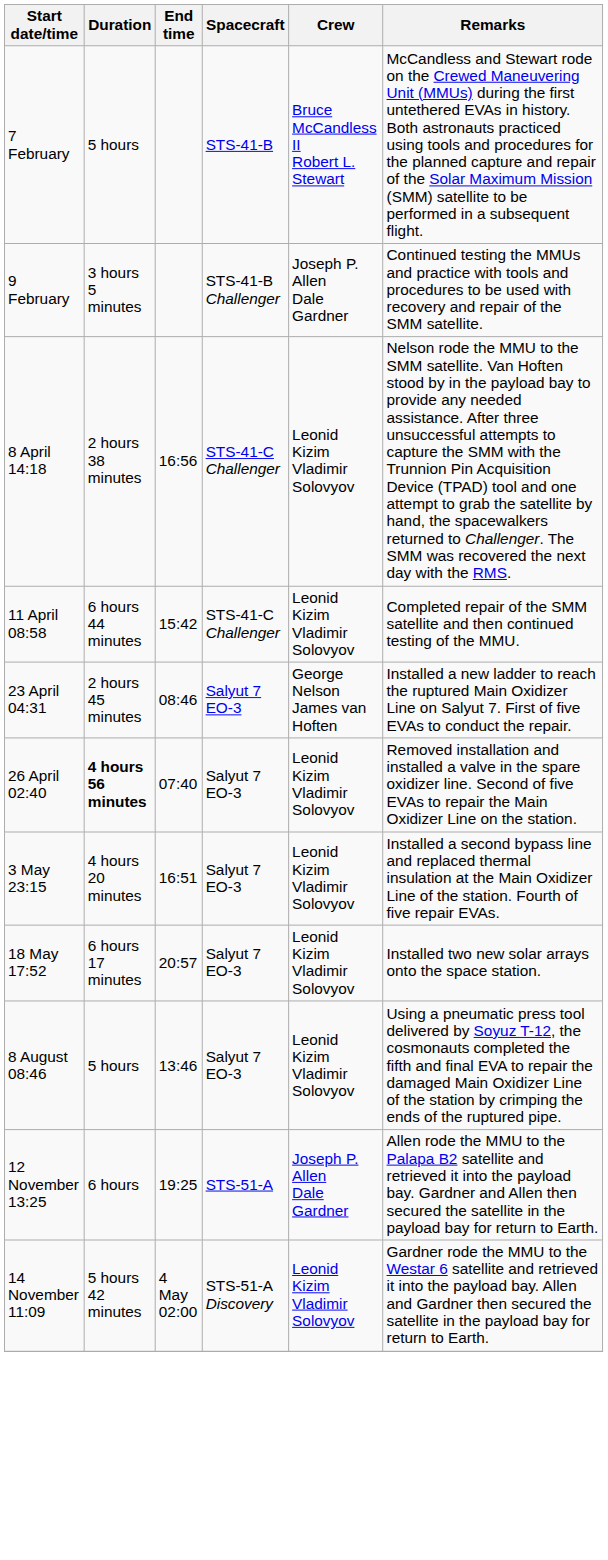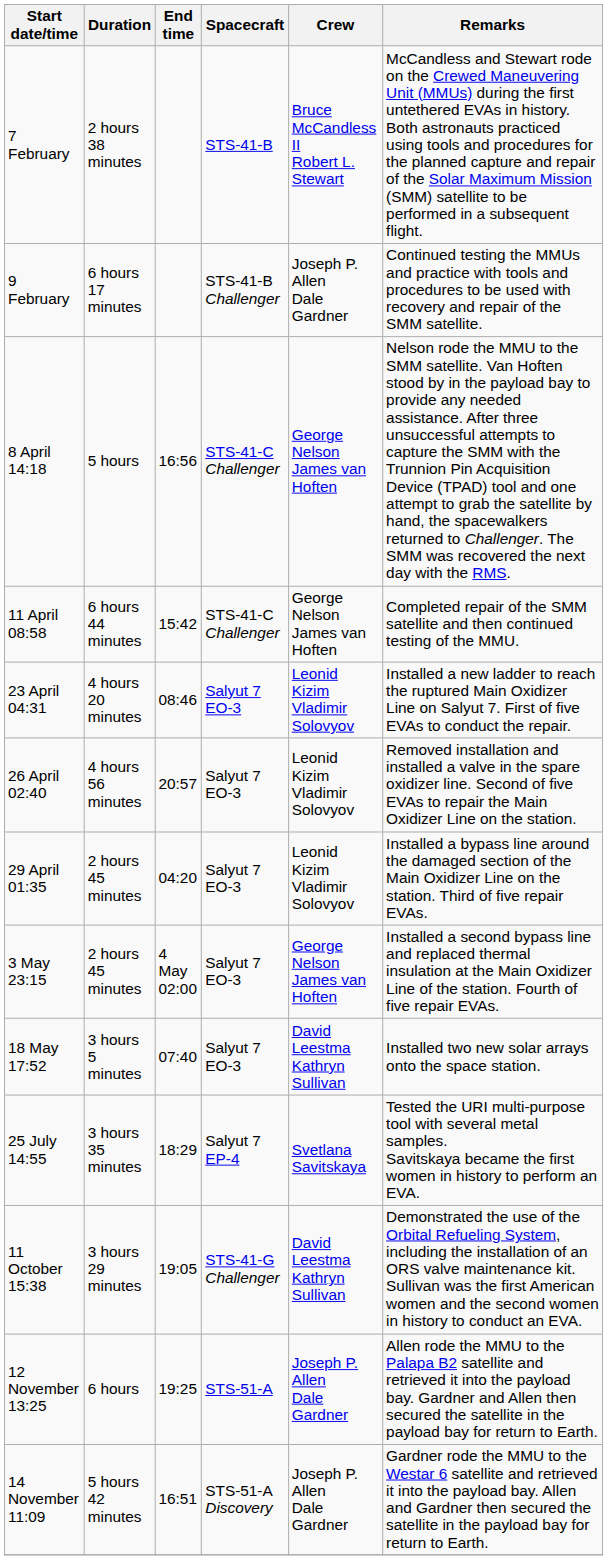(113, 144) 5 hours -> (115, 144) 2 hours 38 minutes
(115, 290) 3 hours 5 minutes -> (115, 290) 6 hours 17 minutes
(115, 461) 2 hours 38 minutes -> (113, 461) 5 hours
(323, 461) Leonid Kizim Vladimir Solovyov -> (329, 461) George Nelson James van Hoften
(323, 623) Leonid Kizim Vladimir Solovyov -> (329, 623) George Nelson James van Hoften
(115, 700) 2 hours 45 minutes -> (115, 700) 4 hours 20 minutes
(329, 700) George Nelson James van Hoften -> (323, 700) Leonid Kizim Vladimir Solovyov
(117, 784) bold -> (115, 784) normal
(178, 784) 07:40 -> (178, 784) 20:57
+ row: (34, 878)
(115, 878) 4 hours 20 minutes -> (115, 971) 2 hours 45 minutes
(178, 878) 16:51 -> (178, 971) 4 May 02:00
(323, 878) Leonid Kizim Vladimir Solovyov -> (329, 971) George Nelson James van Hoften
(115, 963) 6 hours 17 minutes -> (115, 1056) 3 hours 5 minutes
(178, 963) 20:57 -> (178, 1056) 07:40
(323, 963) Leonid Kizim Vladimir Solovyov -> (321, 1056) David Leestma Kathryn Sullivan
+ row: (32, 1150)
- row: (38, 1065)
+ row: (35, 1269)
(178, 1295) 4 May 02:00 -> (178, 1499) 16:51
(323, 1295) Leonid Kizim Vladimir Solovyov -> (325, 1499) Joseph P. Allen Dale Gardner
